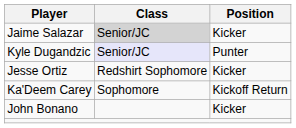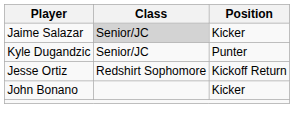(123, 52) lavender background -> (122, 52) no background
(229, 71) Kicker -> (249, 71) Kickoff Return
- row: (49, 90)
